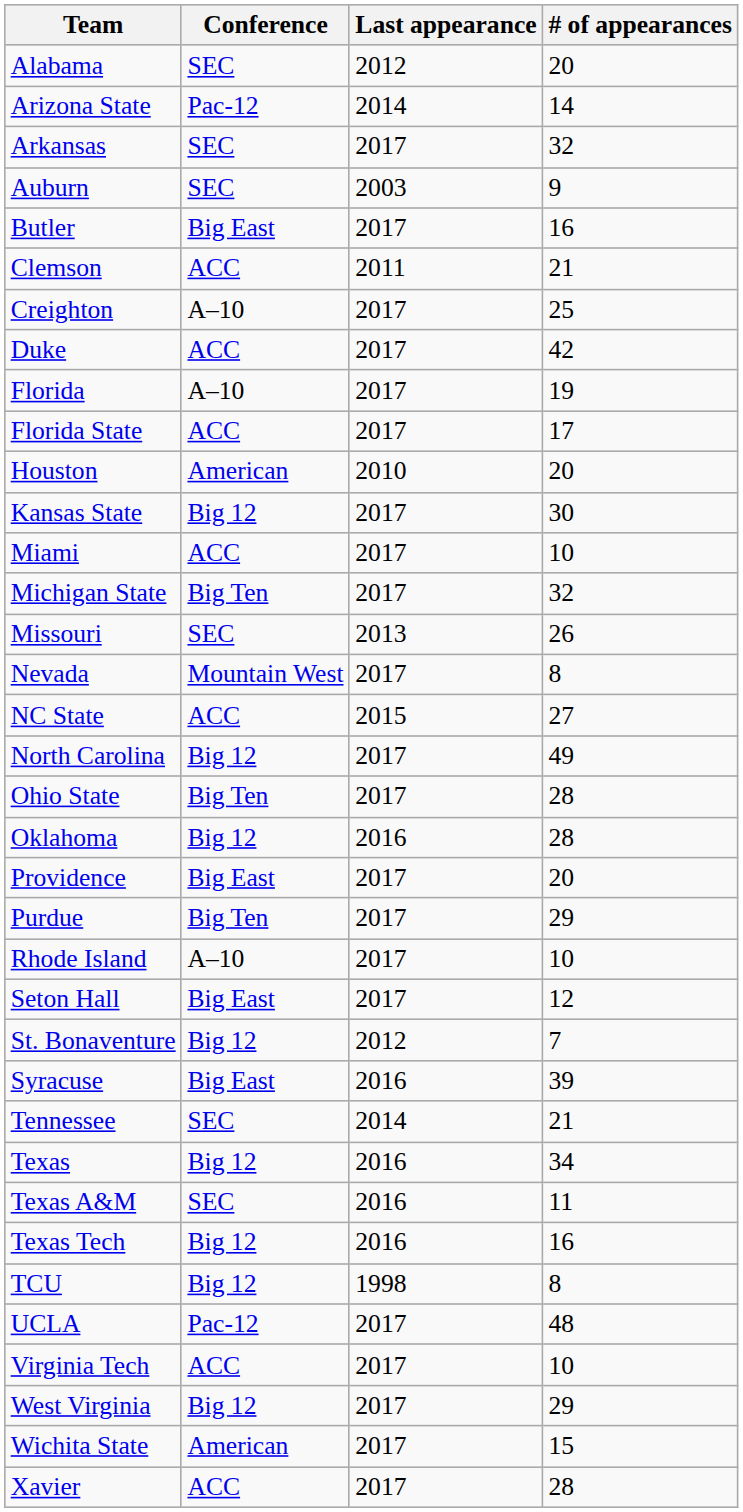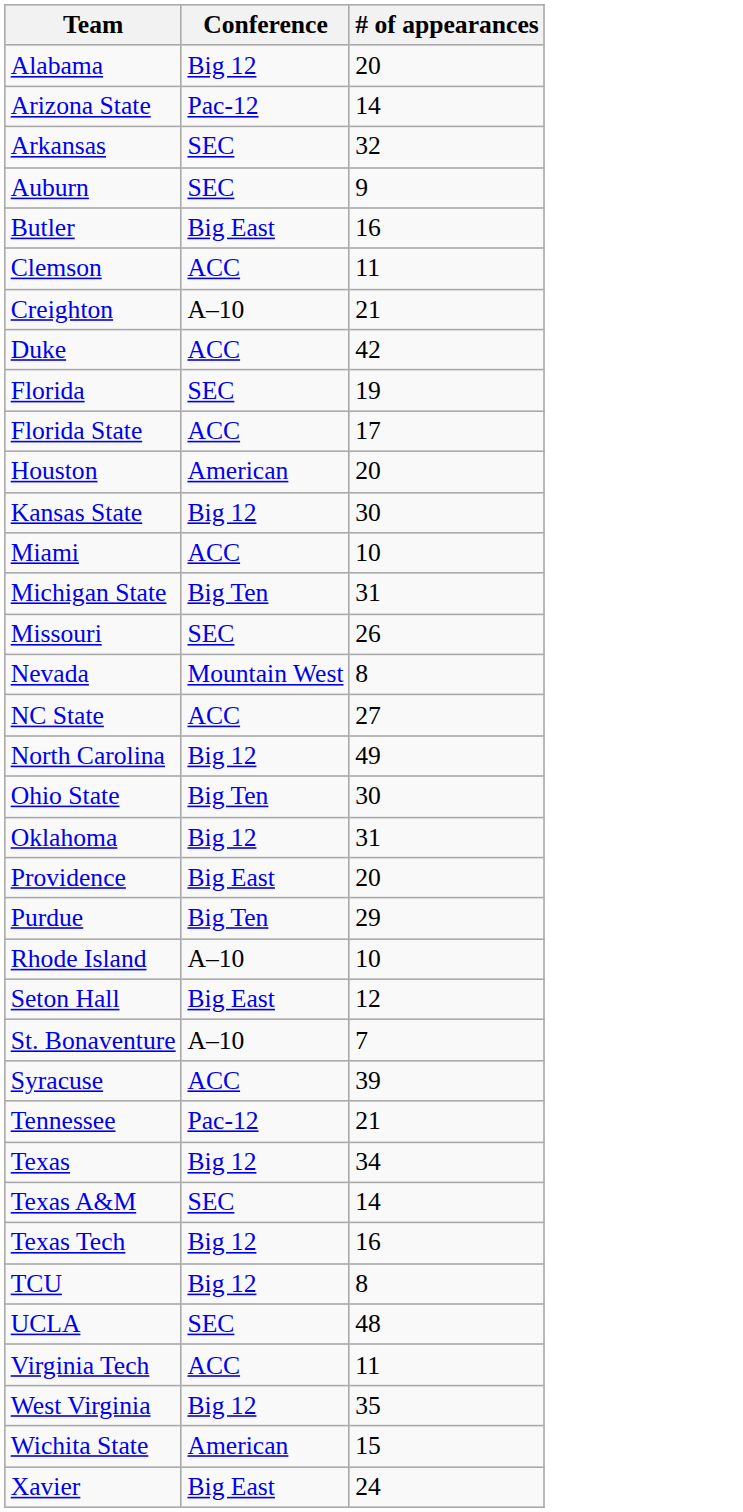- column: (446, 24)
(211, 65) SEC -> (222, 65) Big 12
(561, 268) 21 -> (368, 268) 11
(561, 308) 25 -> (368, 308) 21
(216, 390) A–10 -> (211, 390) SEC
(561, 593) 32 -> (368, 593) 31
(561, 796) 28 -> (368, 796) 30
(561, 836) 28 -> (368, 836) 31
(222, 1039) Big 12 -> (216, 1039) A–10
(231, 1080) Big East -> (214, 1080) ACC
(211, 1120) SEC -> (223, 1120) Pac-12
(561, 1202) 11 -> (368, 1202) 14
(223, 1324) Pac-12 -> (211, 1324) SEC
(561, 1364) 10 -> (368, 1364) 11
(561, 1405) 29 -> (368, 1405) 35
(214, 1486) ACC -> (231, 1486) Big East
(561, 1486) 28 -> (368, 1486) 24
